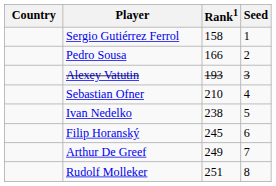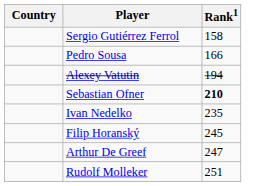- column: (256, 15)
(214, 75) 193 -> (214, 75) 194
(214, 94) normal -> (214, 94) bold
(214, 113) 238 -> (214, 113) 235
(214, 152) 249 -> (214, 152) 247
